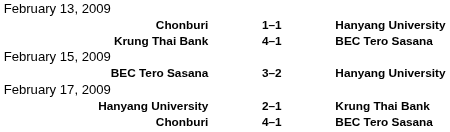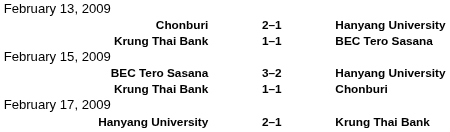(272, 25) 1–1 -> (272, 25) 2–1
(272, 40) 4–1 -> (272, 40) 1–1
+ row: (161, 89)
- row: (182, 122)
